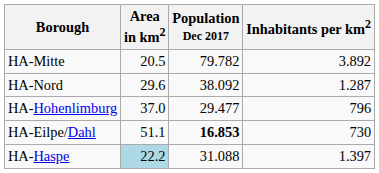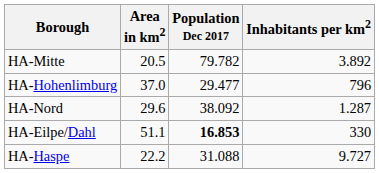rows swapped: (35, 85) <-> (63, 108)
(360, 132) 730 -> (360, 132) 330
(153, 156) lightblue background -> (153, 156) no background
(355, 156) 1.397 -> (355, 156) 9.727
